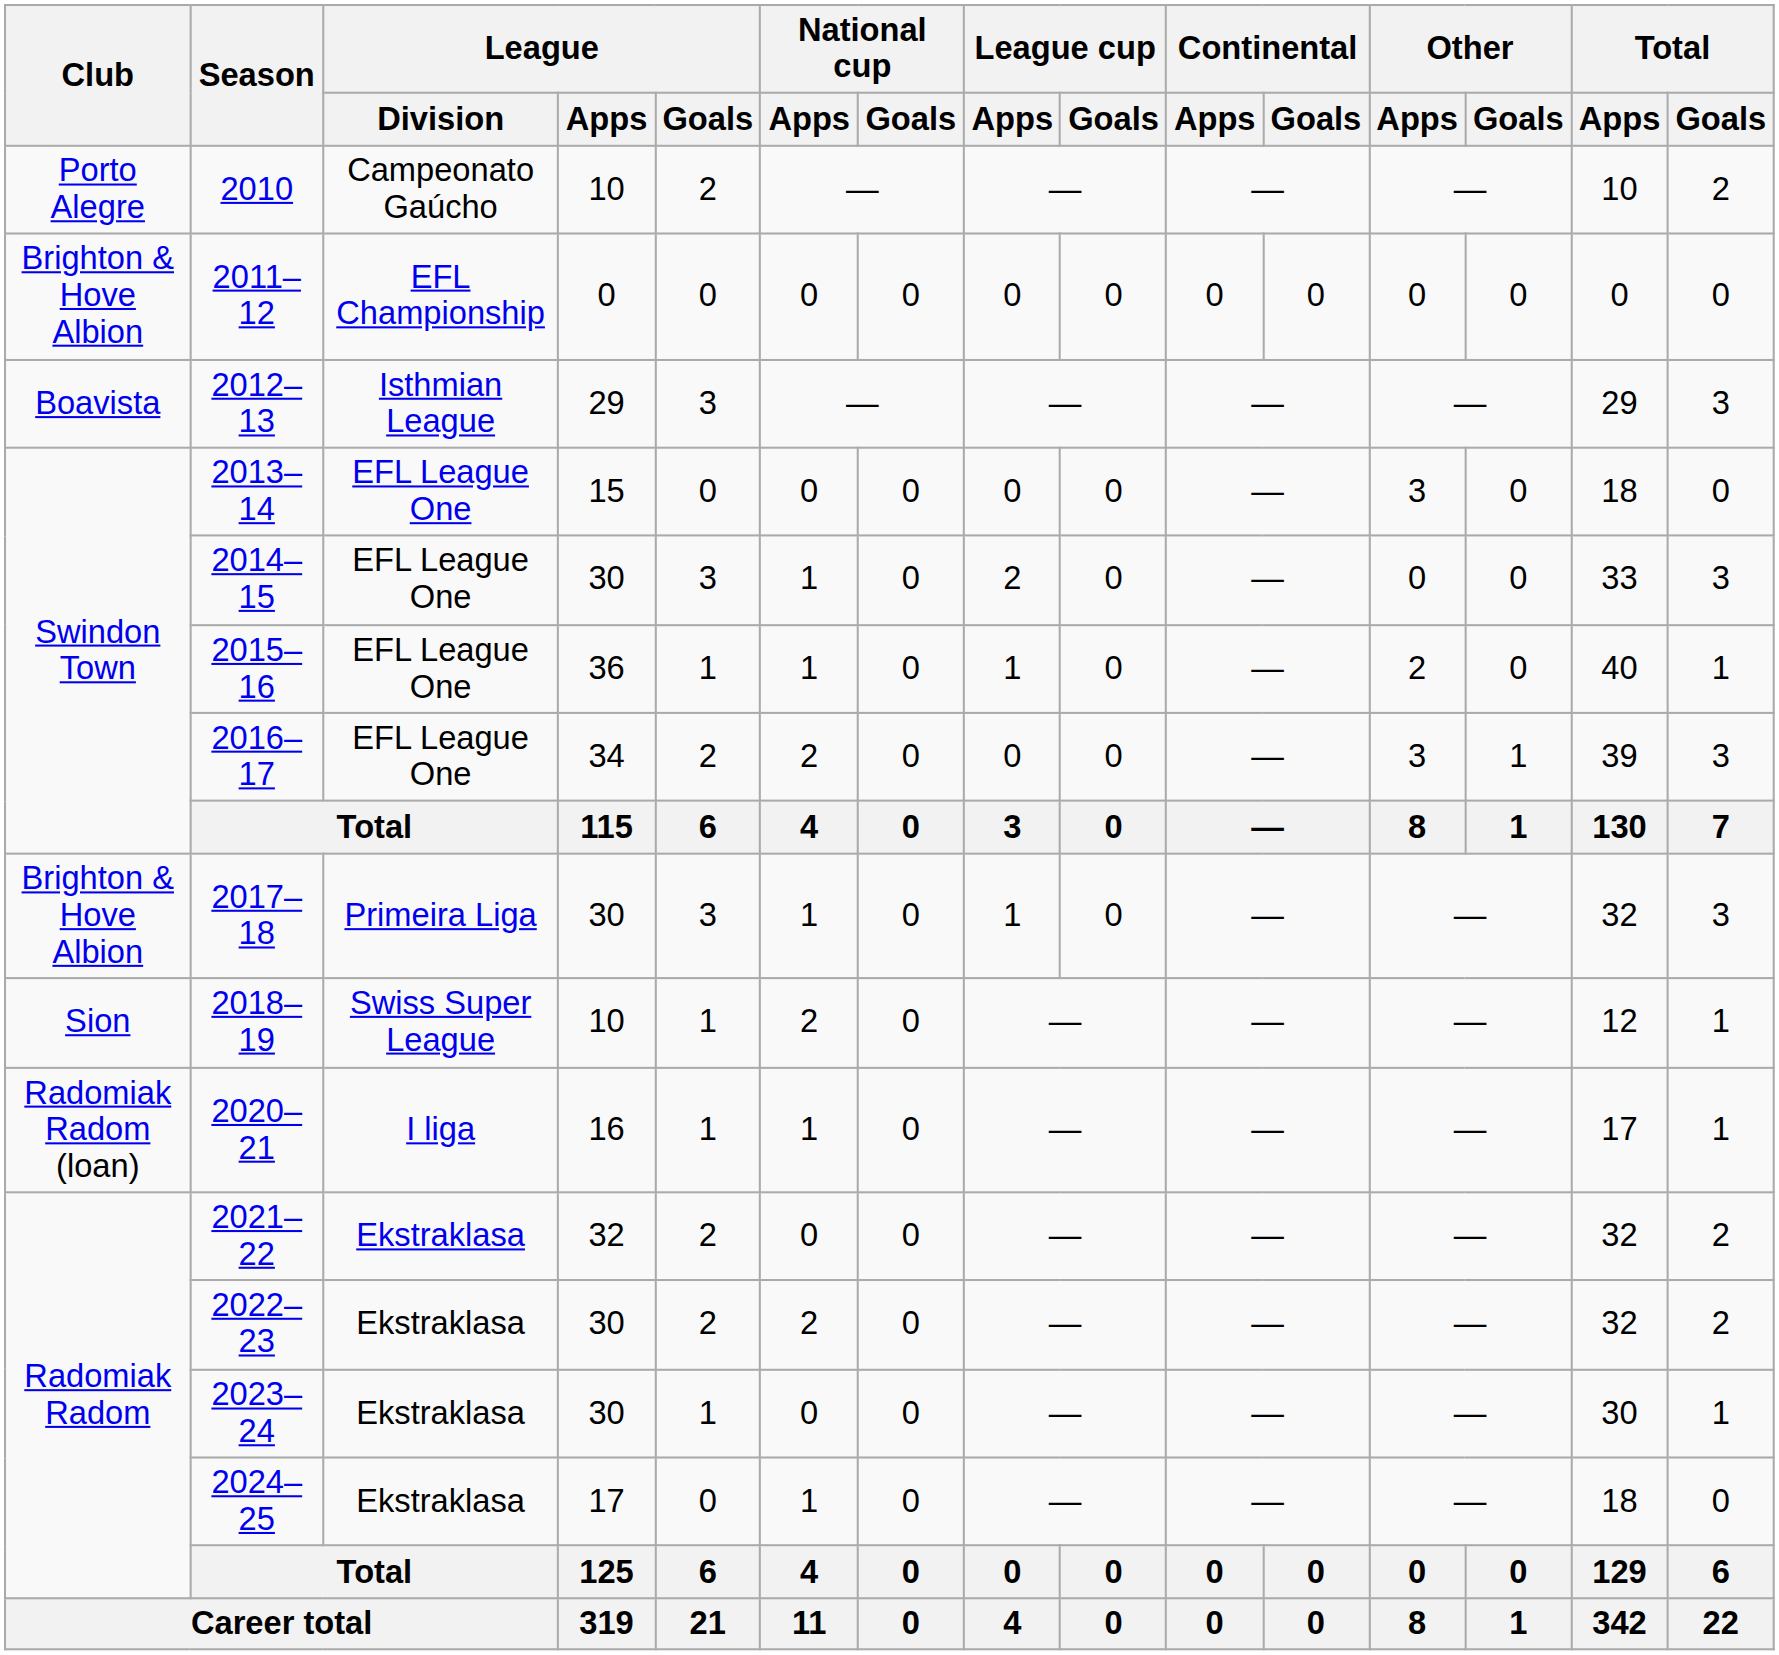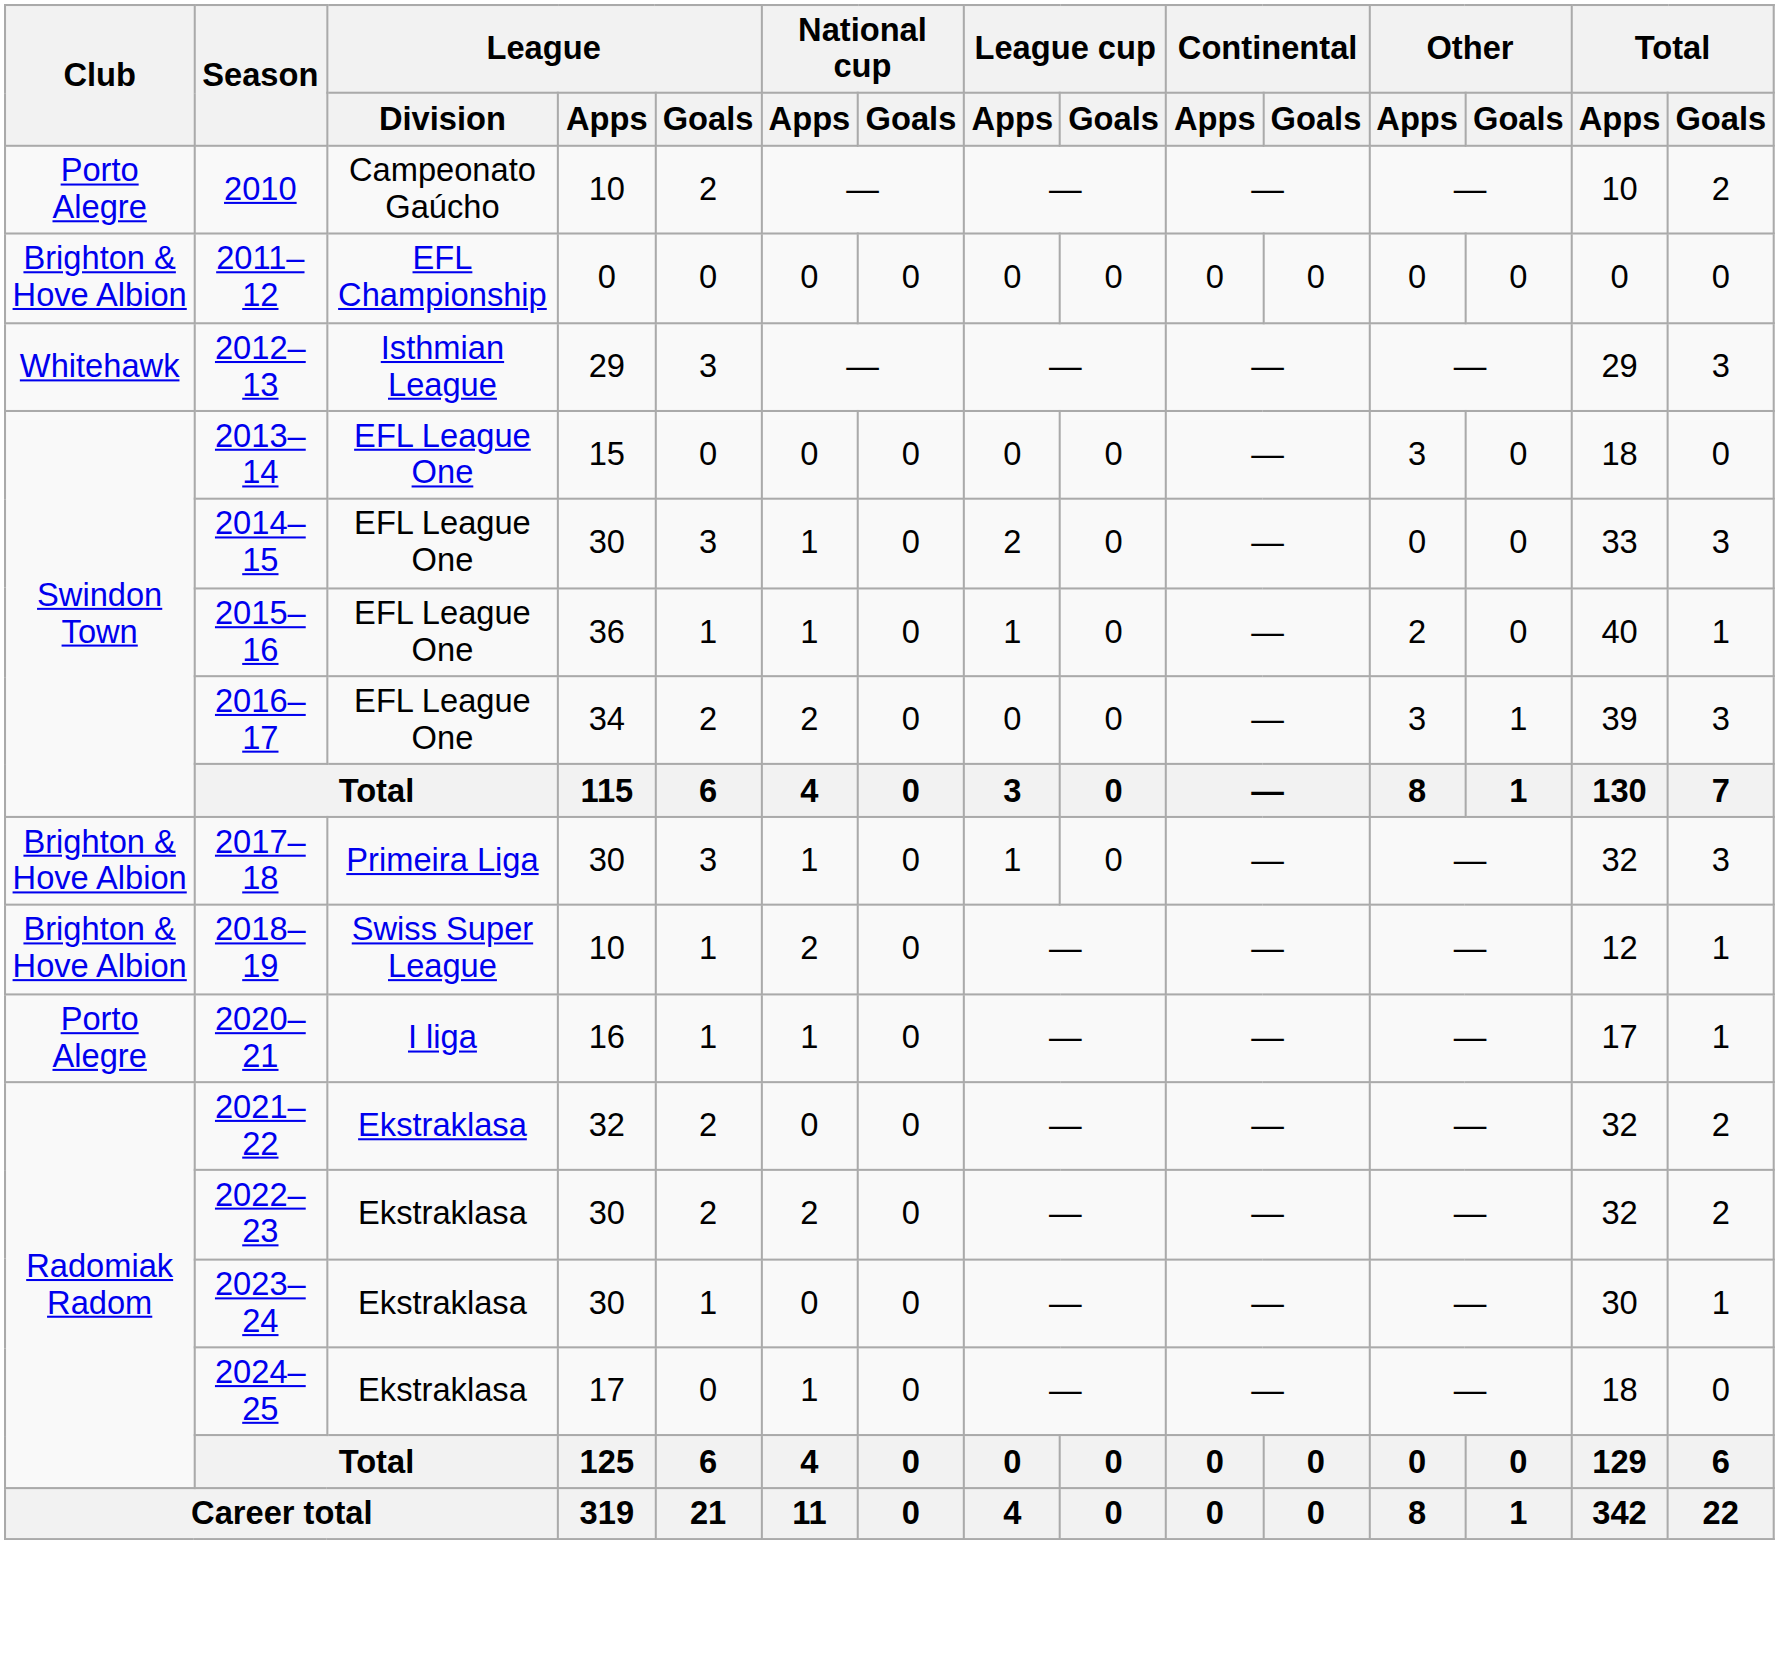(98, 402) Boavista -> (100, 365) Whitehawk
(98, 1022) Sion -> (100, 948) Brighton & Hove Albion
(98, 1128) Radomiak Radom (loan) -> (100, 1037) Porto Alegre
